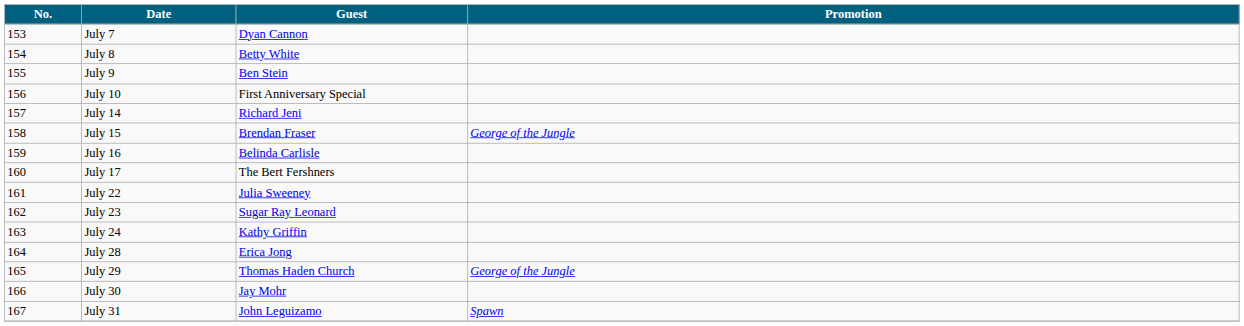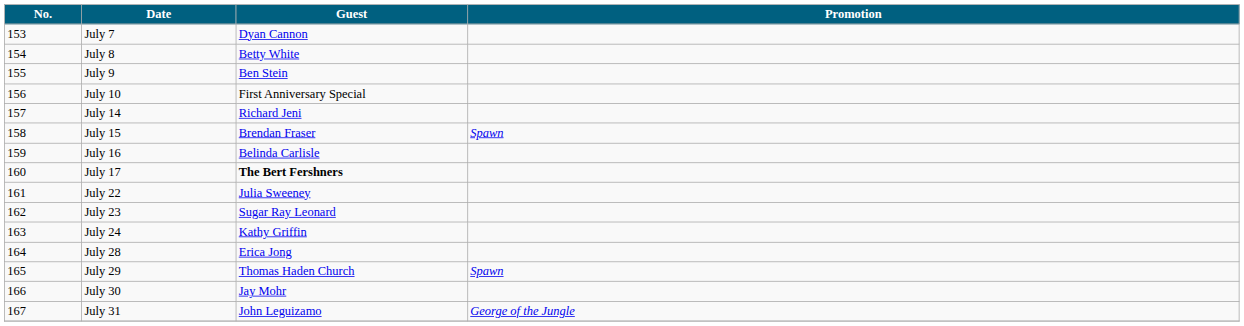(523, 133) George of the Jungle -> (487, 133) Spawn
(287, 172) normal -> (291, 172) bold
(523, 271) George of the Jungle -> (487, 271) Spawn
(487, 311) Spawn -> (523, 311) George of the Jungle
